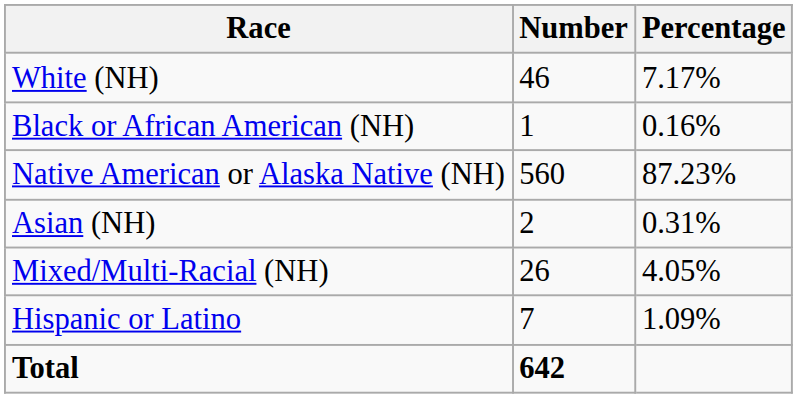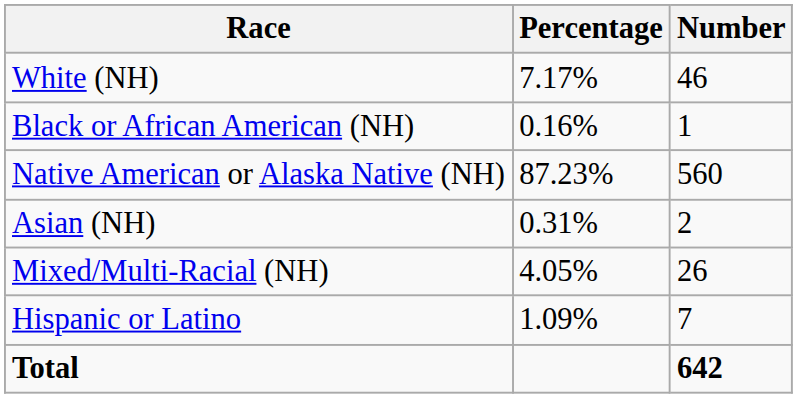columns swapped: (573, 28) <-> (714, 28)
